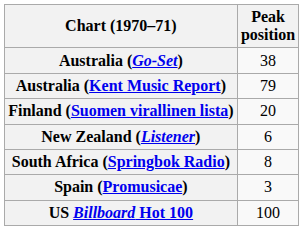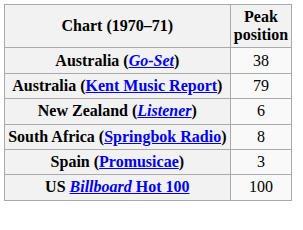- row: (121, 111)
